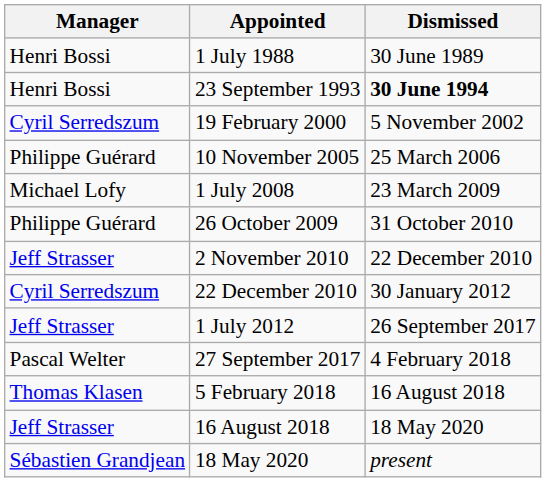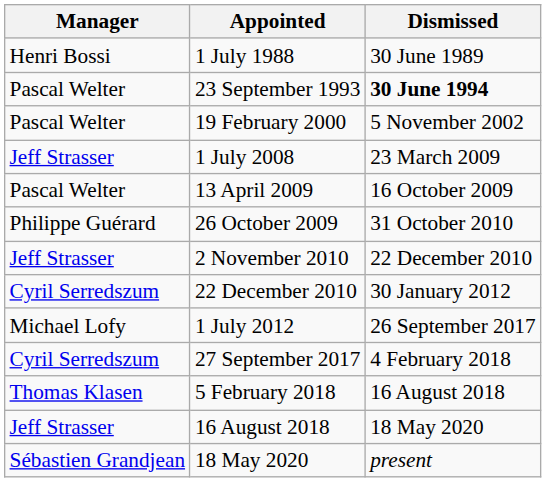(60, 88) Henri Bossi -> (67, 88) Pascal Welter
(84, 122) Cyril Serredszum -> (67, 122) Pascal Welter
- row: (277, 156)
(68, 190) Michael Lofy -> (62, 156) Jeff Strasser
+ row: (254, 190)
(62, 325) Jeff Strasser -> (68, 325) Michael Lofy
(67, 358) Pascal Welter -> (84, 358) Cyril Serredszum
